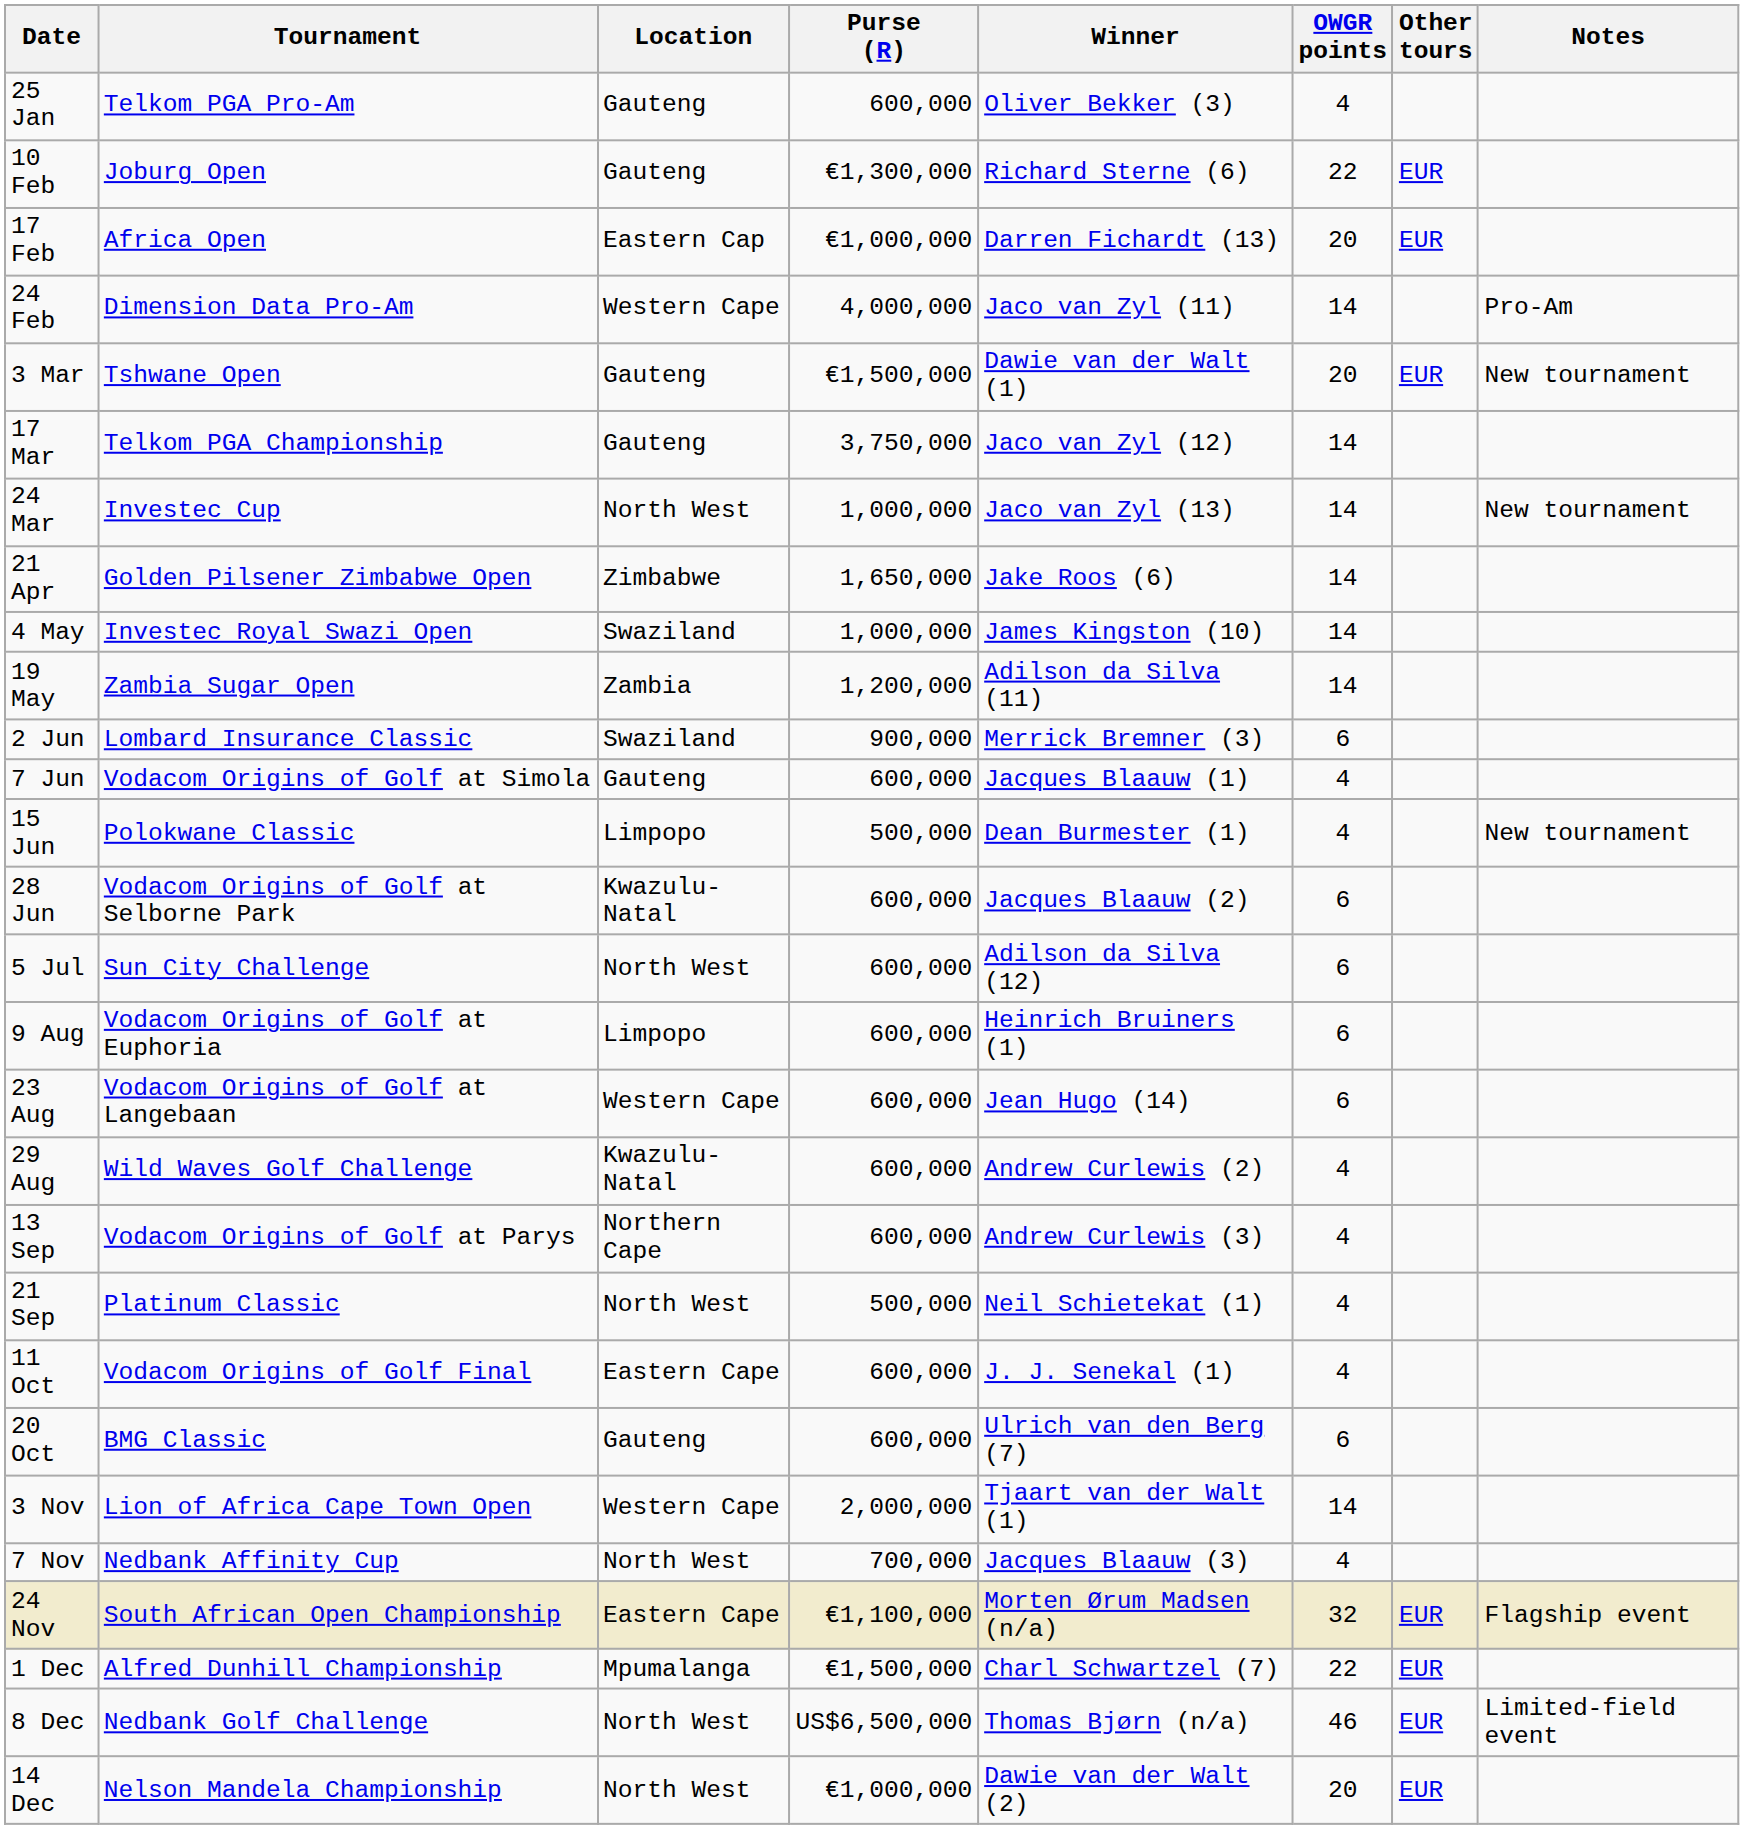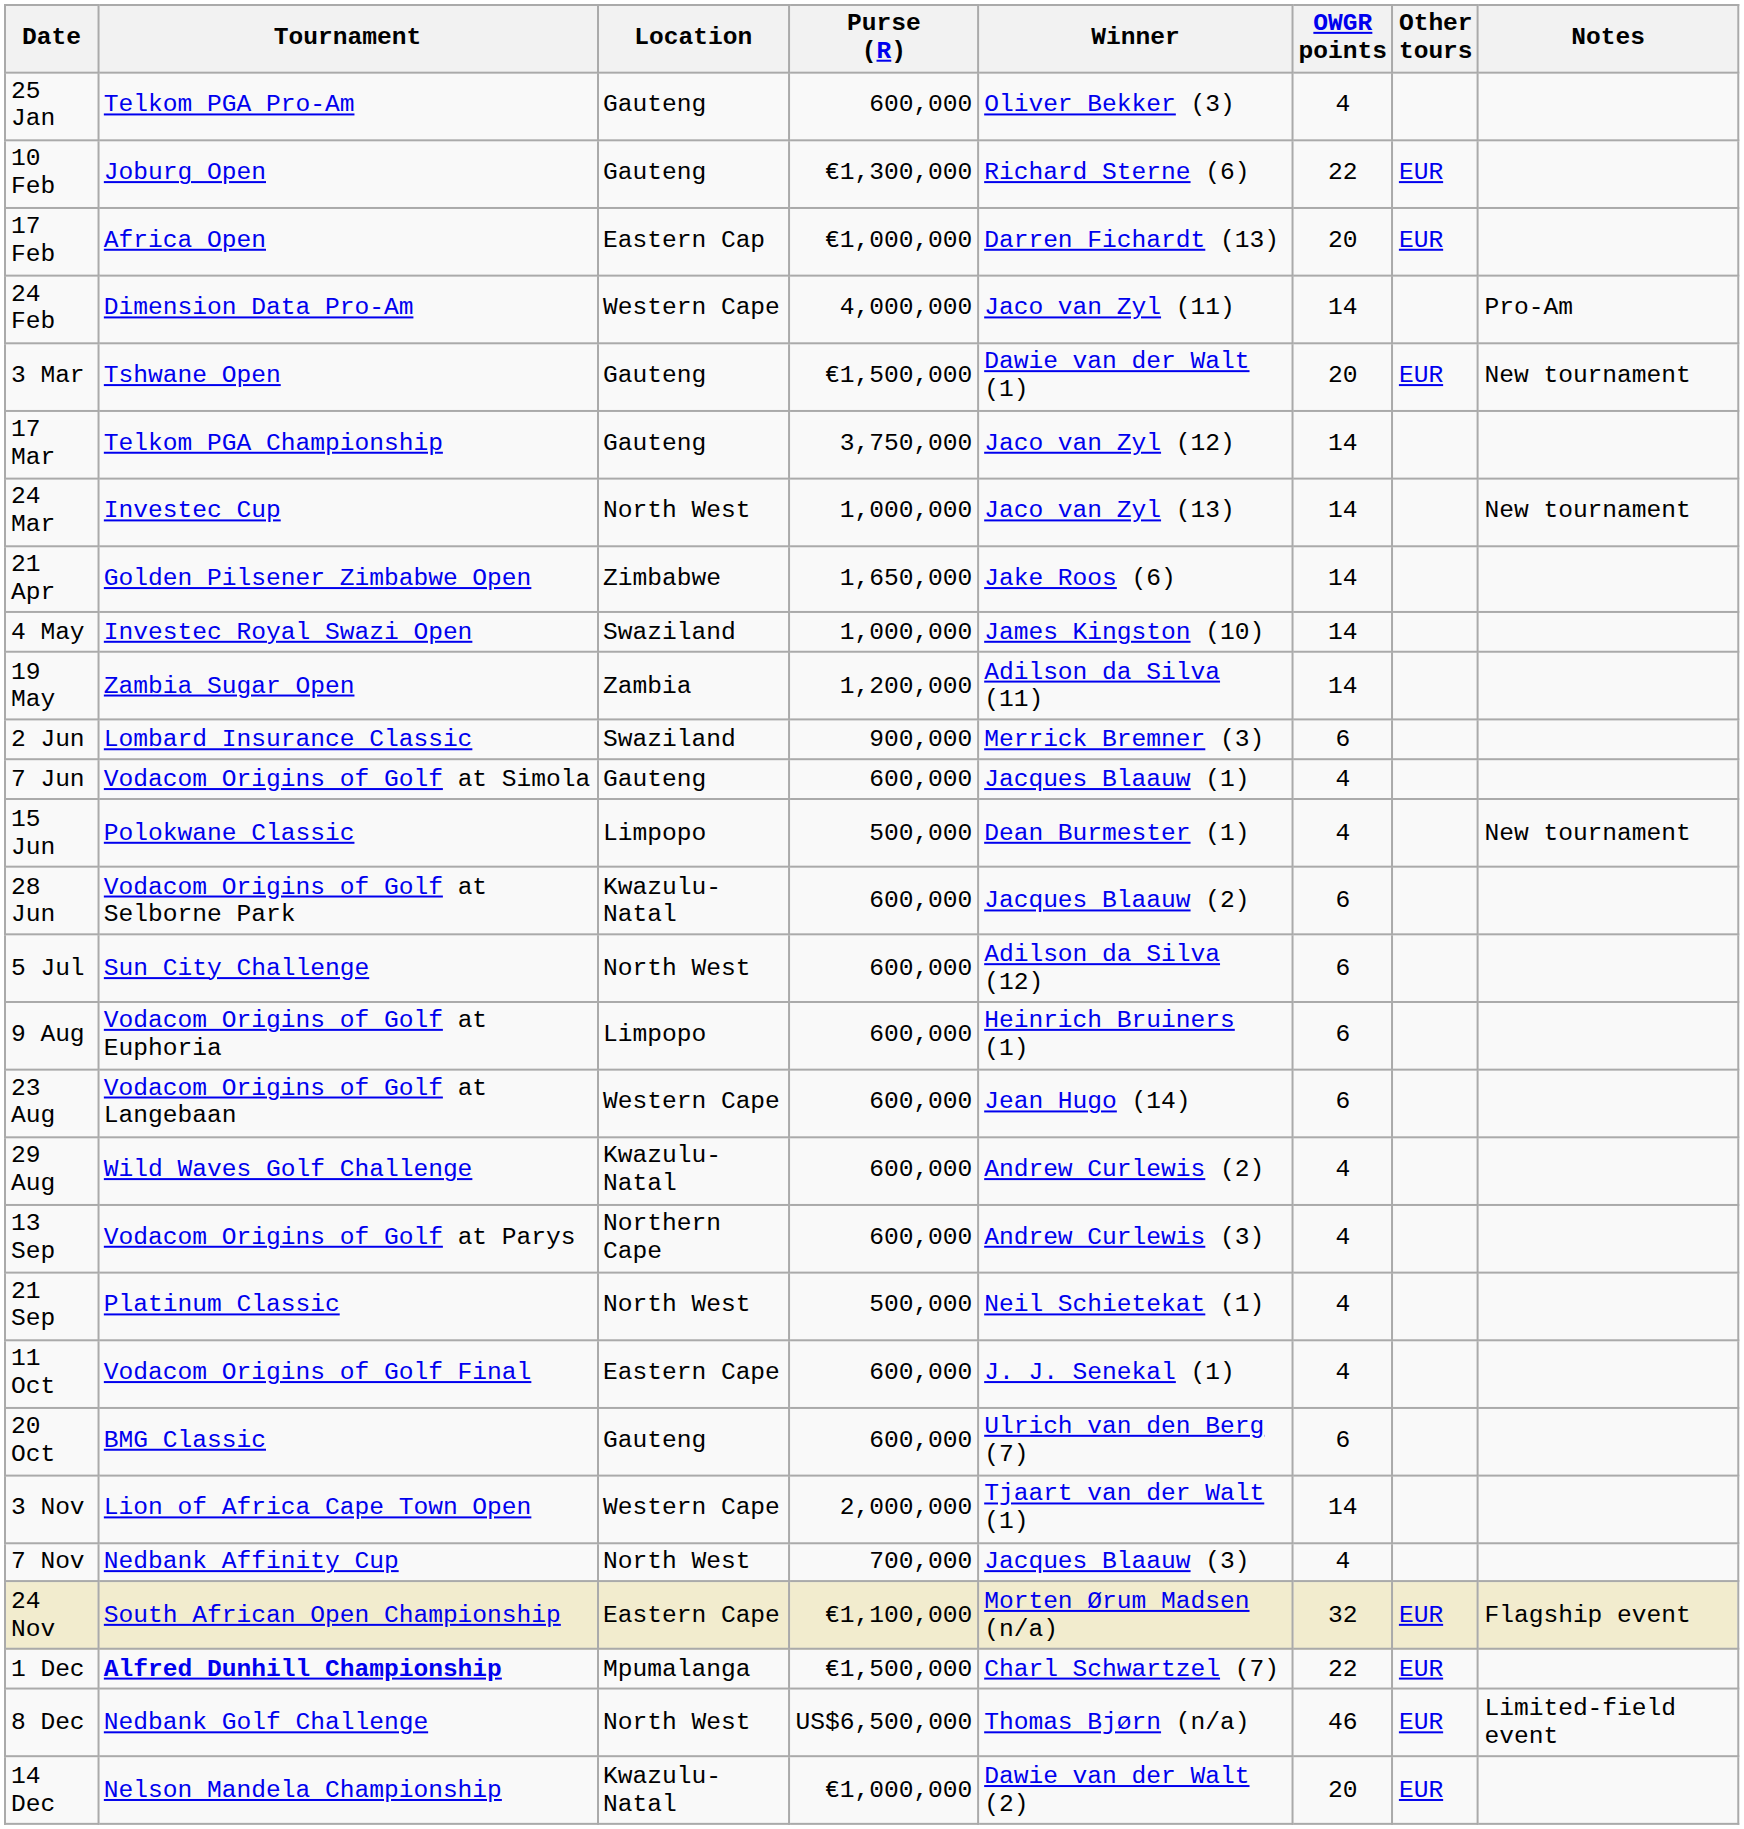(303, 1670) normal -> (303, 1670) bold
(677, 1791) North West -> (662, 1791) Kwazulu-Natal
